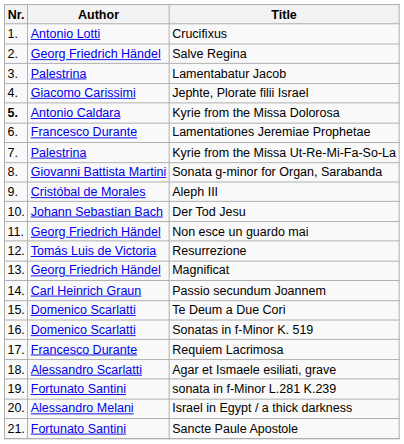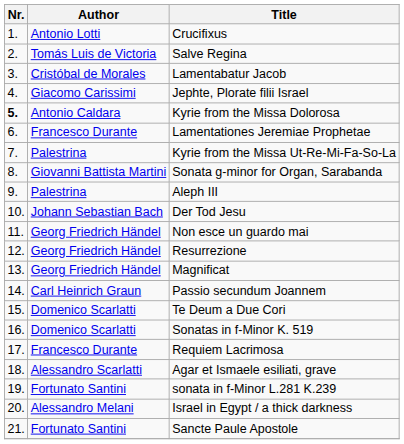(96, 53) Georg Friedrich Händel -> (94, 53) Tomás Luis de Victoria
(59, 73) Palestrina -> (88, 73) Cristóbal de Morales
(88, 191) Cristóbal de Morales -> (59, 191) Palestrina
(94, 251) Tomás Luis de Victoria -> (96, 251) Georg Friedrich Händel
